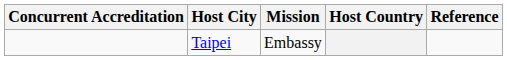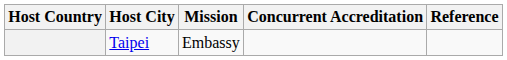columns swapped: (376, 17) <-> (96, 17)
